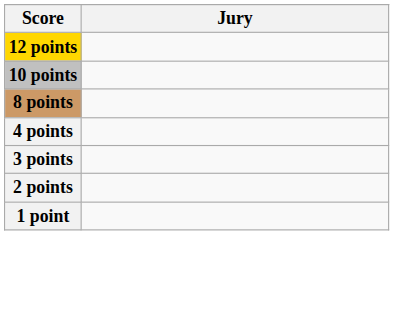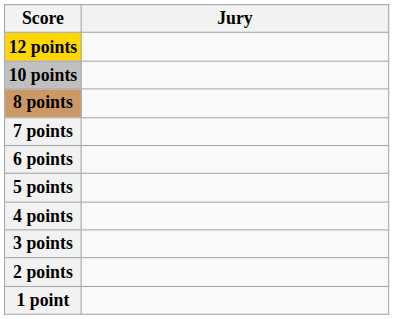+ row: (43, 131)
+ row: (43, 159)
+ row: (43, 187)
